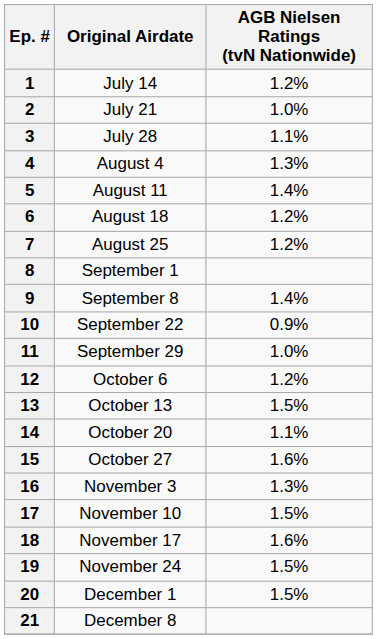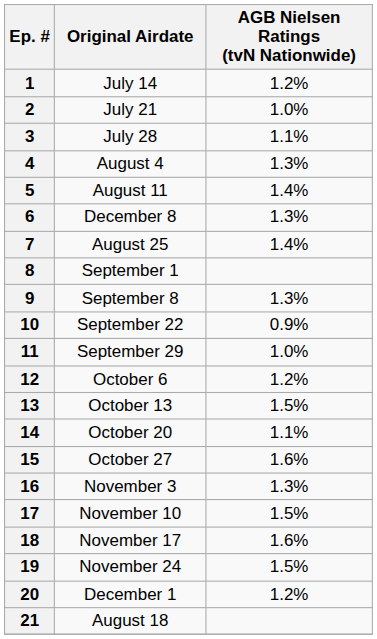(130, 217) August 18 -> (130, 217) December 8
(289, 217) 1.2% -> (289, 217) 1.3%
(289, 244) 1.2% -> (289, 244) 1.4%
(289, 298) 1.4% -> (289, 298) 1.3%
(289, 594) 1.5% -> (289, 594) 1.2%
(130, 620) December 8 -> (130, 620) August 18
